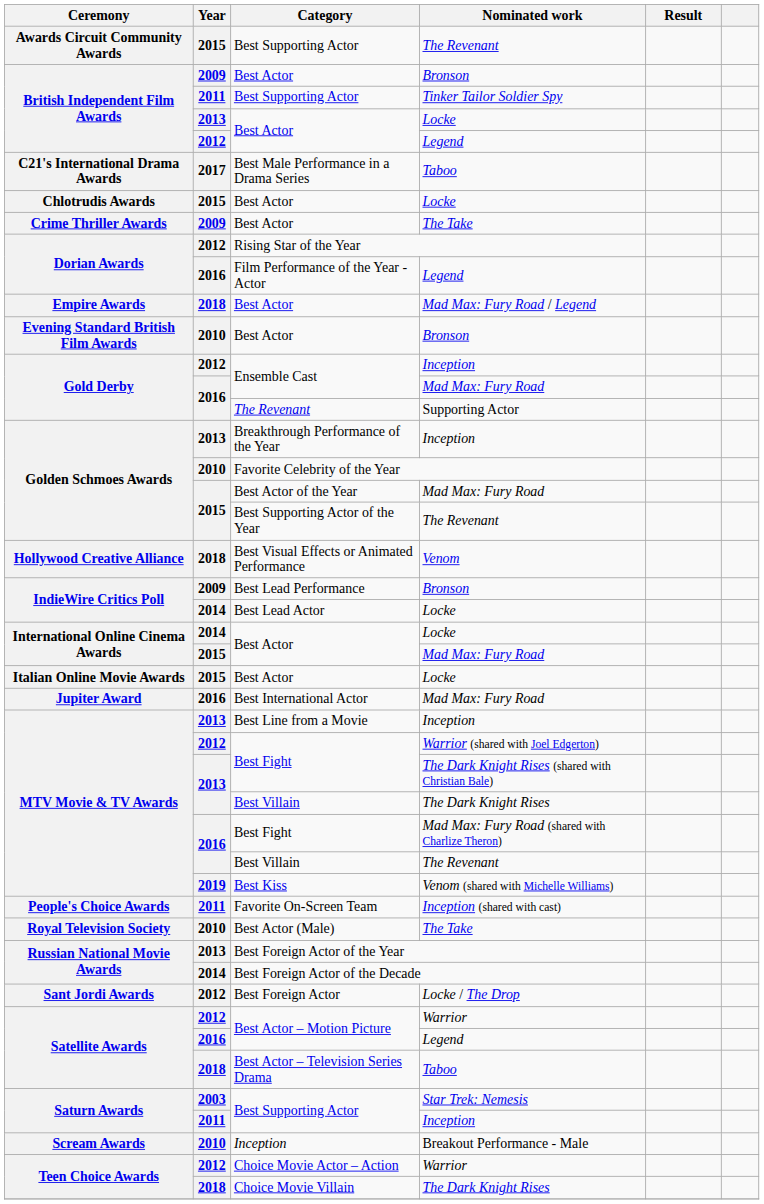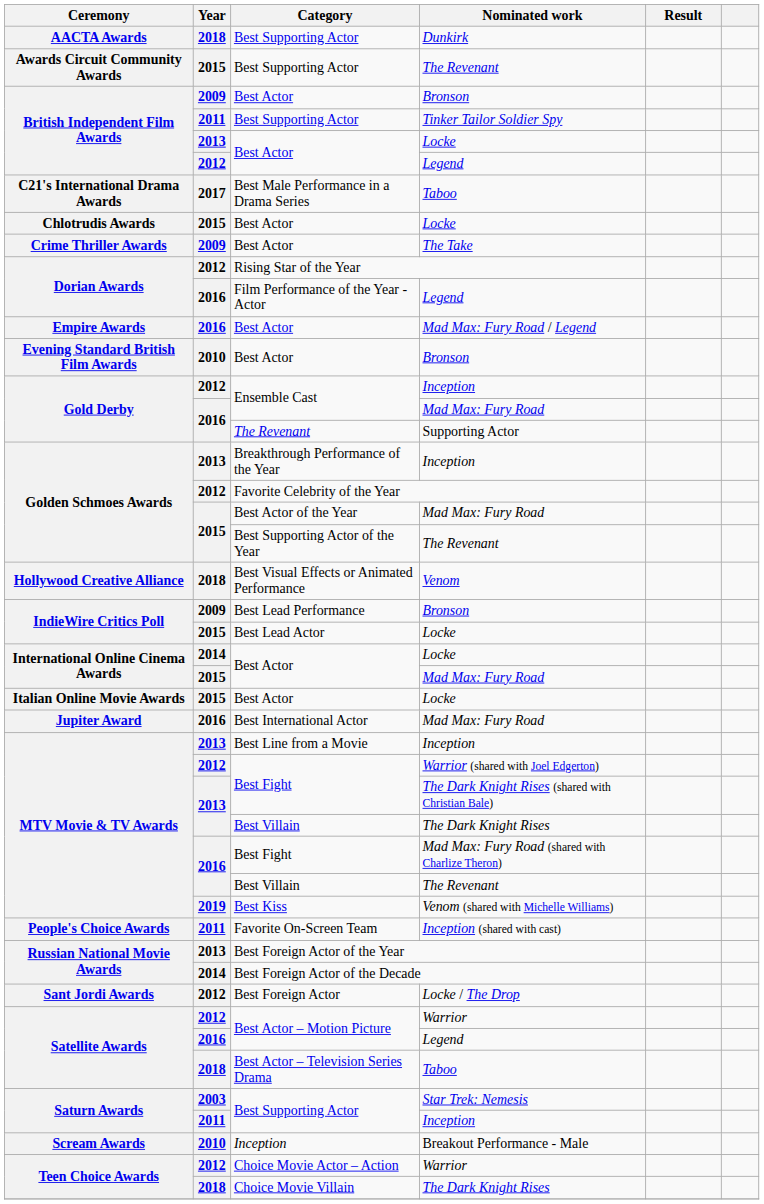+ row: (296, 37)
(212, 305) 2018 -> (212, 327) 2016
(212, 469) 2010 -> (212, 491) 2012
(212, 610) 2014 -> (212, 632) 2015
- row: (284, 929)
